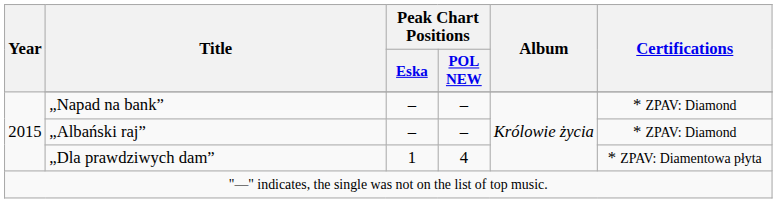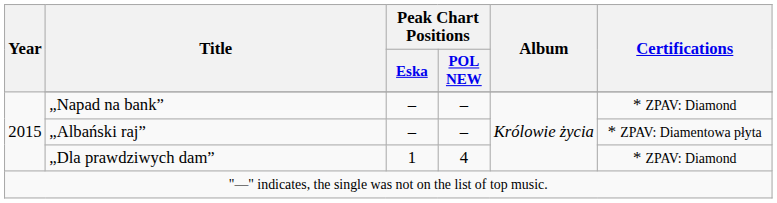(685, 131) * ZPAV: Diamond -> (685, 131) * ZPAV: Diamentowa płyta
(685, 157) * ZPAV: Diamentowa płyta -> (685, 157) * ZPAV: Diamond
